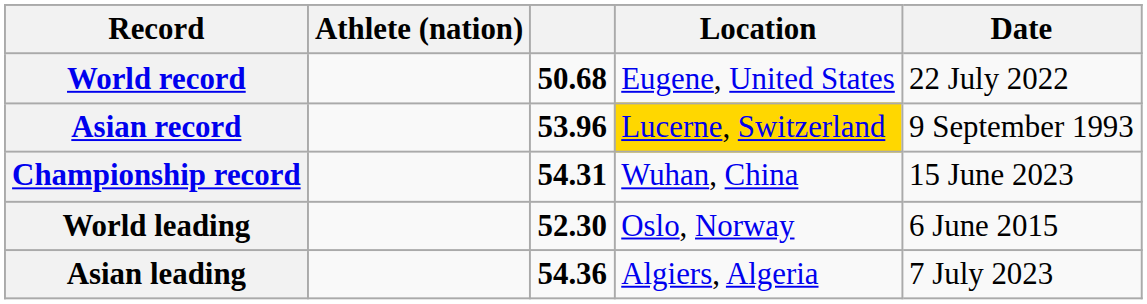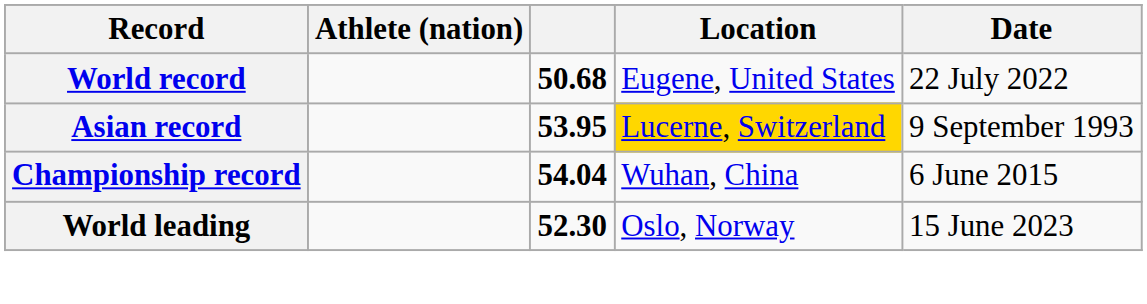(572, 126) 53.96 -> (572, 126) 53.95
(572, 175) 54.31 -> (572, 175) 54.04
(991, 175) 15 June 2023 -> (984, 175) 6 June 2015
(984, 224) 6 June 2015 -> (991, 224) 15 June 2023
- row: (156, 273)
